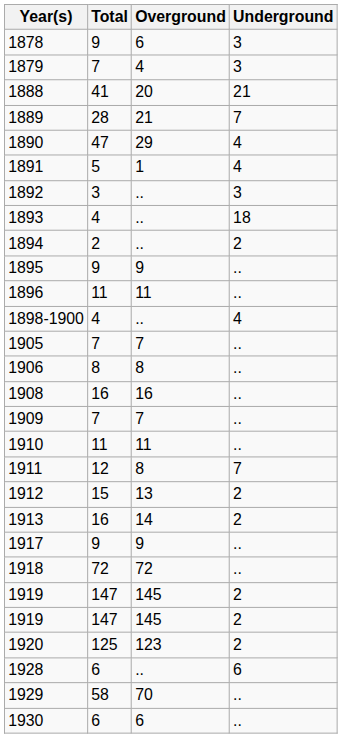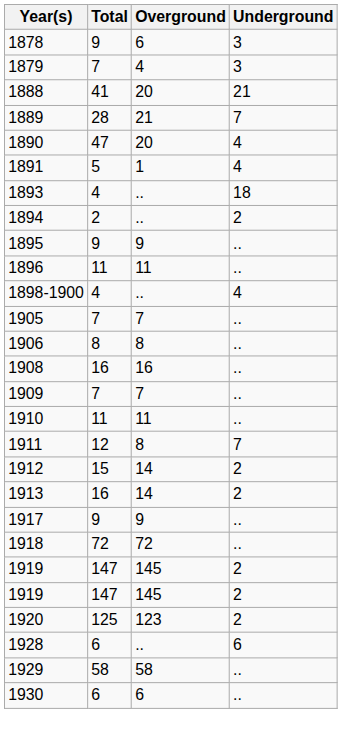(144, 142) 29 -> (144, 142) 20
- row: (26, 192)
(144, 494) 13 -> (144, 469) 14
(144, 695) 70 -> (144, 670) 58
